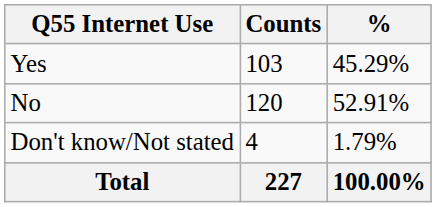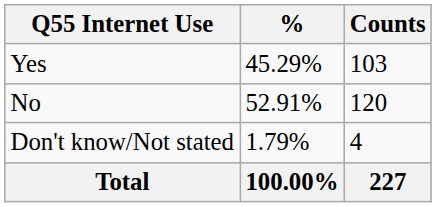columns swapped: (283, 24) <-> (379, 24)
